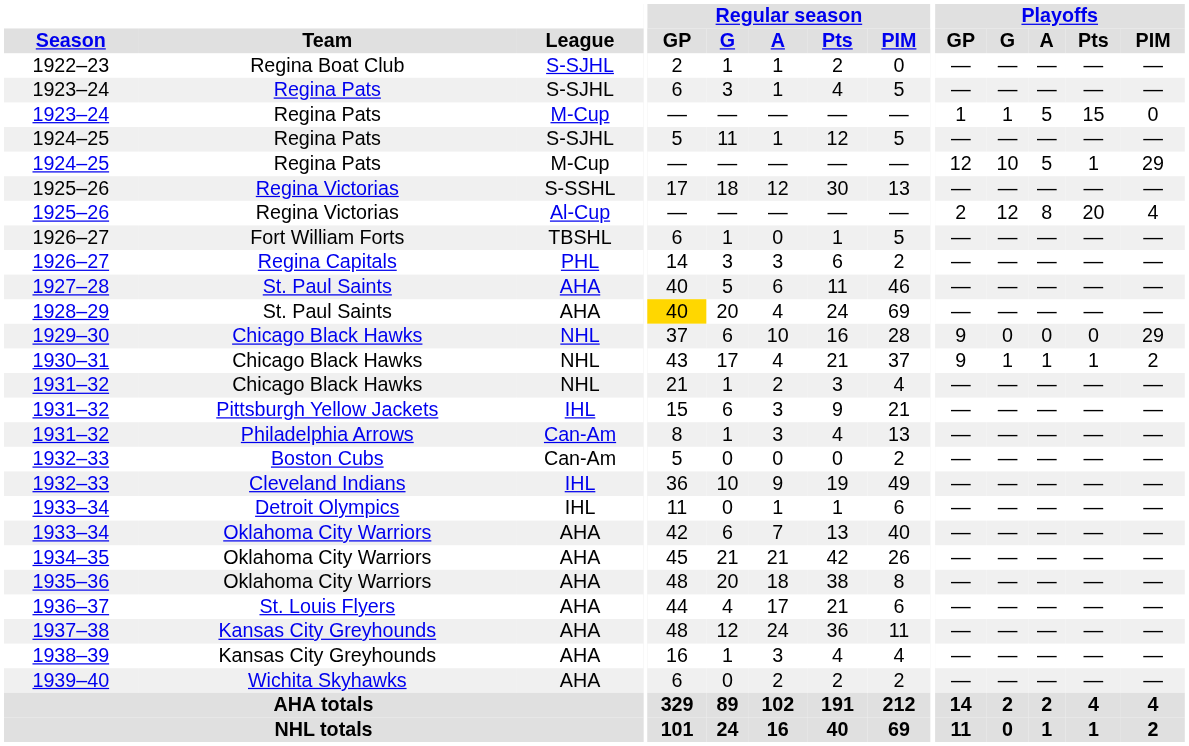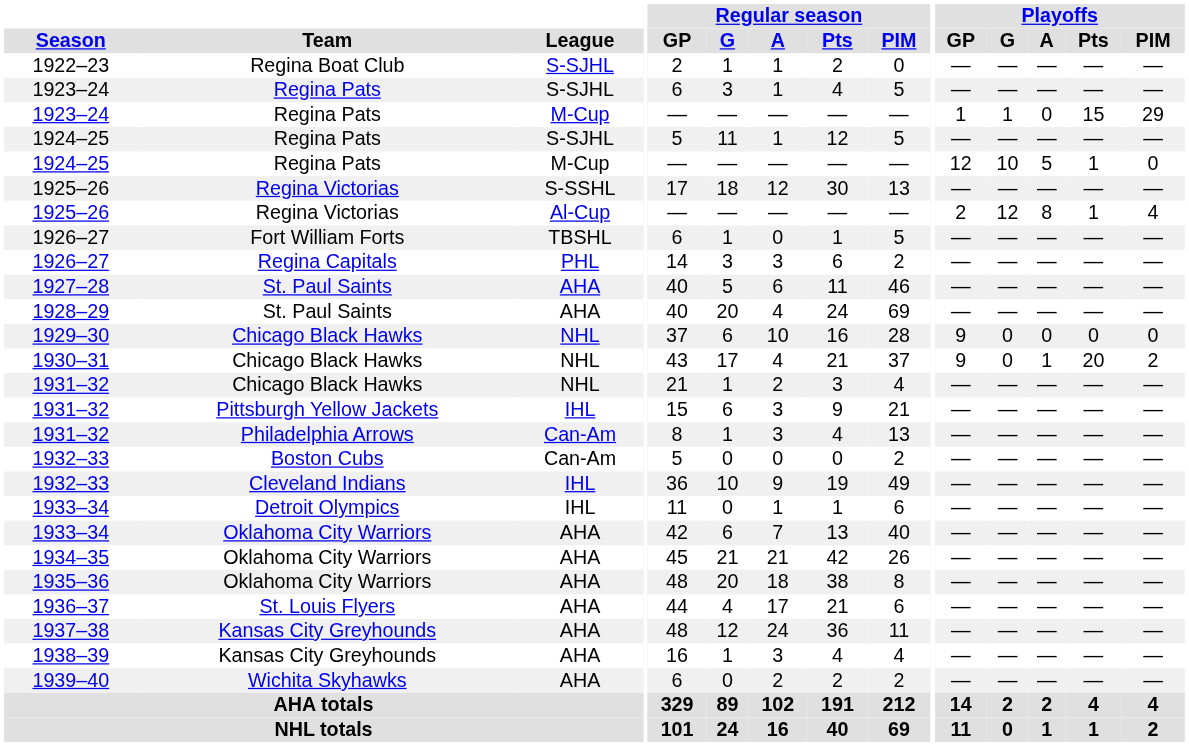(1047, 114) 5 -> (1047, 114) 0
(1153, 114) 0 -> (1153, 114) 29
(1153, 163) 29 -> (1153, 163) 0
(1093, 212) 20 -> (1093, 212) 1
(677, 311) gold background -> (677, 311) no background
(1153, 335) 29 -> (1153, 335) 0
(1007, 360) 1 -> (1007, 360) 0
(1093, 360) 1 -> (1093, 360) 20
